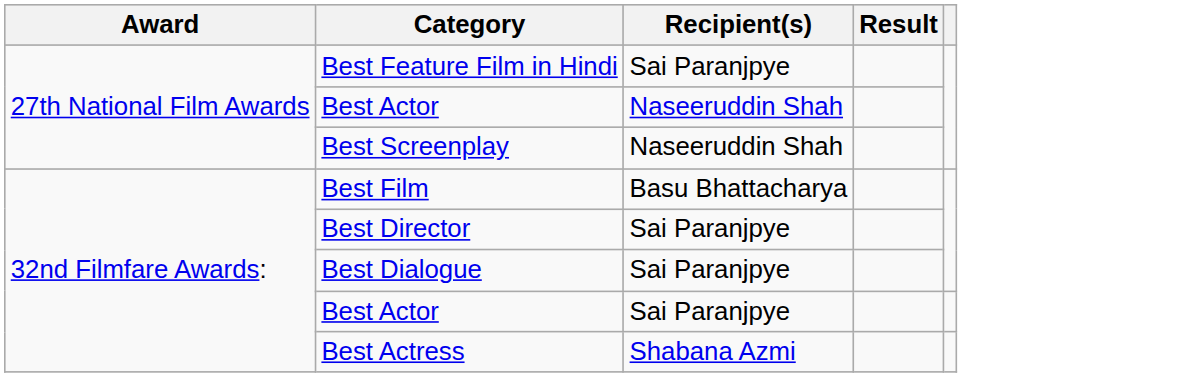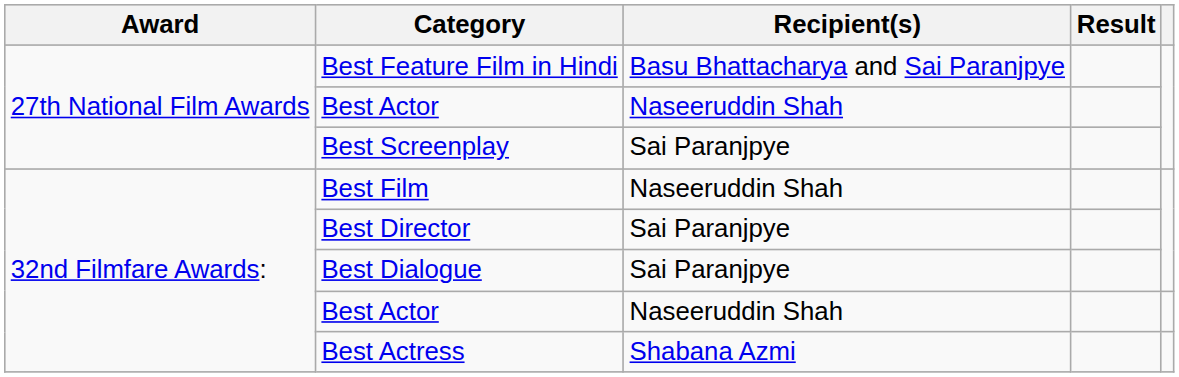(710, 65) Sai Paranjpye -> (847, 65) Basu Bhattacharya and Sai Paranjpye
(736, 147) Naseeruddin Shah -> (710, 147) Sai Paranjpye
(738, 188) Basu Bhattacharya -> (736, 188) Naseeruddin Shah
(710, 310) Sai Paranjpye -> (736, 310) Naseeruddin Shah
